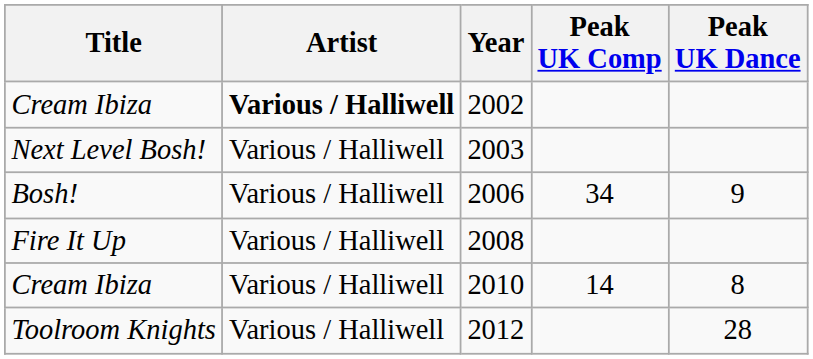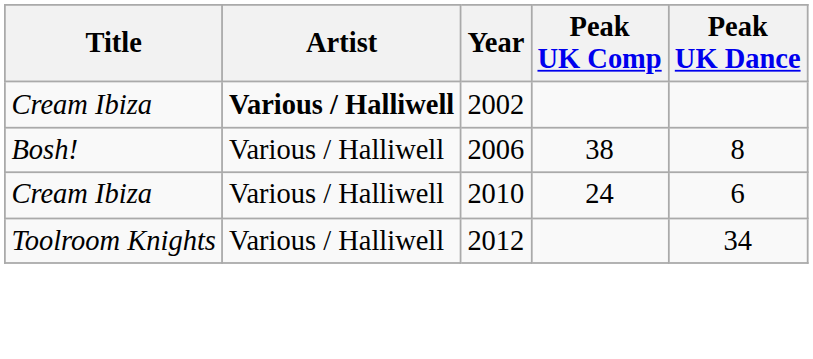- row: (496, 149)
(600, 194) 34 -> (600, 149) 38
(738, 194) 9 -> (738, 149) 8
- row: (496, 239)
(600, 284) 14 -> (600, 194) 24
(738, 284) 8 -> (738, 194) 6
(738, 330) 28 -> (738, 239) 34
